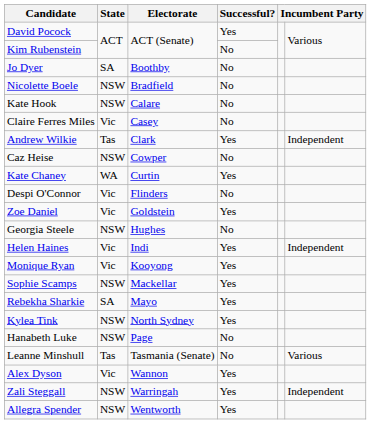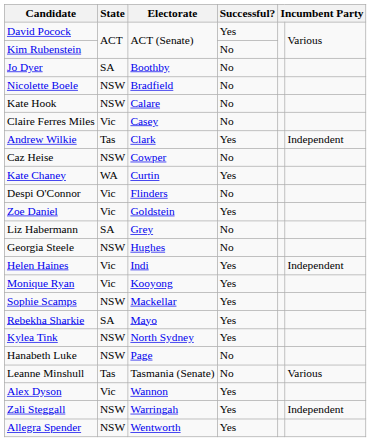+ row: (42, 229)
